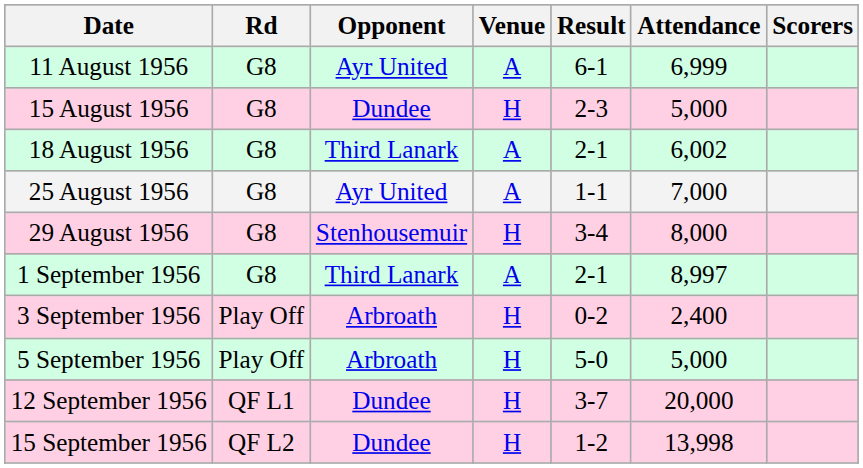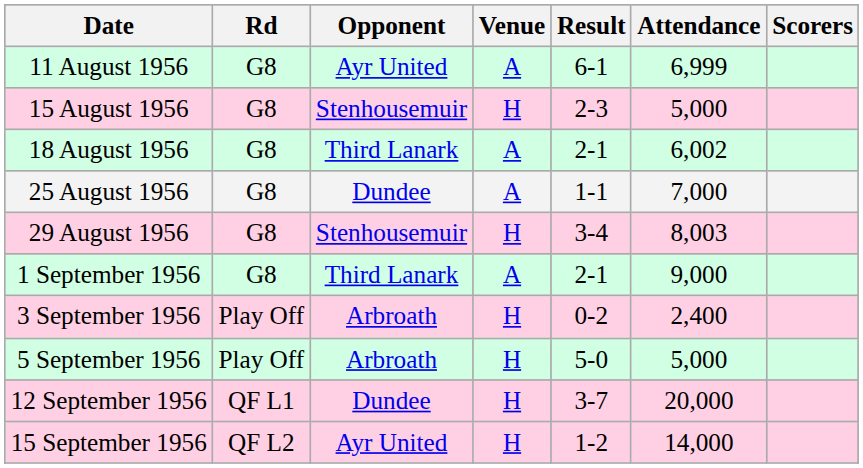(391, 108) Dundee -> (392, 108) Stenhousemuir
(391, 191) Ayr United -> (391, 191) Dundee
(699, 233) 8,000 -> (699, 233) 8,003
(699, 275) 8,997 -> (699, 275) 9,000
(391, 441) Dundee -> (391, 441) Ayr United
(699, 441) 13,998 -> (699, 441) 14,000
